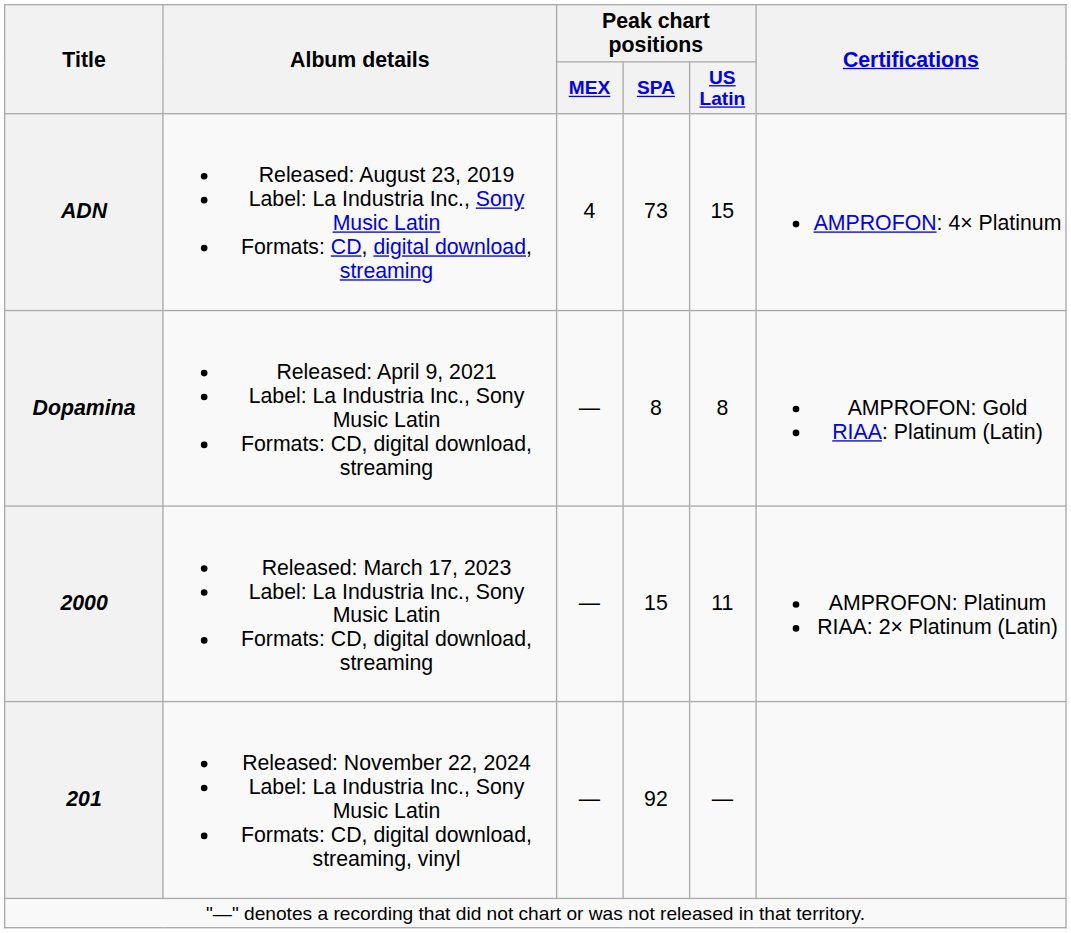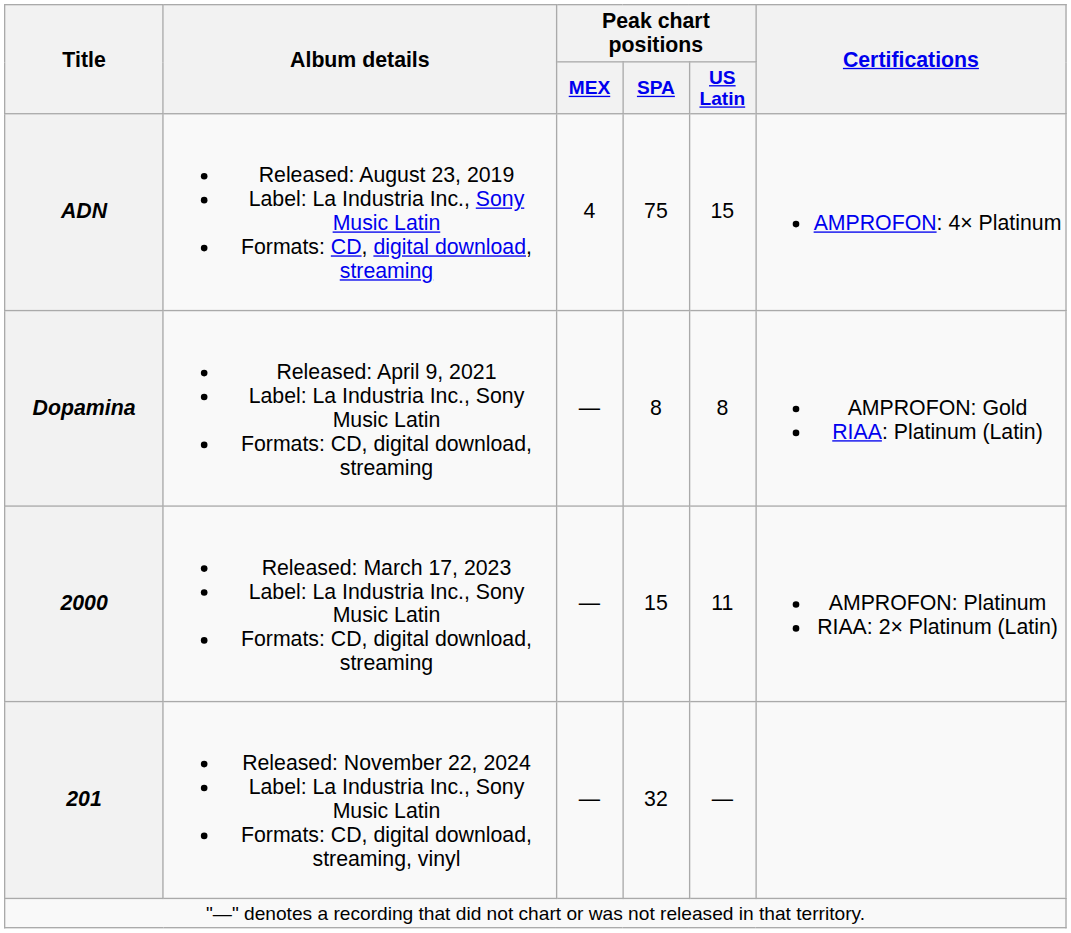(656, 211) 73 -> (656, 211) 75
(656, 799) 92 -> (656, 799) 32
